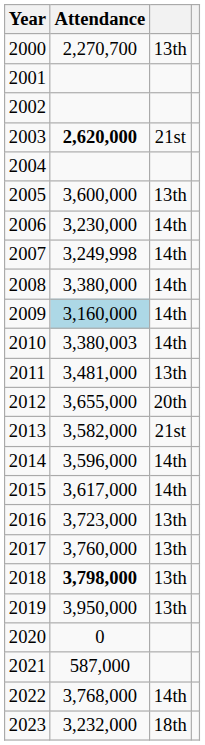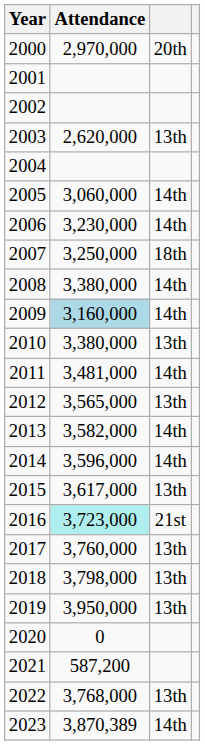(100, 48) 2,270,700 -> (100, 48) 2,970,000
(170, 48) 13th -> (170, 48) 20th
(100, 136) bold -> (100, 136) normal
(170, 136) 21st -> (170, 136) 13th
(100, 195) 3,600,000 -> (100, 195) 3,060,000
(170, 195) 13th -> (170, 195) 14th
(100, 254) 3,249,998 -> (100, 254) 3,250,000
(170, 254) 14th -> (170, 254) 18th
(100, 343) 3,380,003 -> (100, 343) 3,380,000
(170, 343) 14th -> (170, 343) 13th
(170, 372) 13th -> (170, 372) 14th
(100, 401) 3,655,000 -> (100, 401) 3,565,000
(170, 401) 20th -> (170, 401) 13th
(170, 431) 21st -> (170, 431) 14th
(170, 490) 14th -> (170, 490) 13th
(100, 519) no background -> (100, 519) paleturquoise background
(170, 519) 13th -> (170, 519) 21st
(100, 578) bold -> (100, 578) normal
(100, 666) 587,000 -> (100, 666) 587,200
(170, 696) 14th -> (170, 696) 13th
(100, 725) 3,232,000 -> (100, 725) 3,870,389
(170, 725) 18th -> (170, 725) 14th
